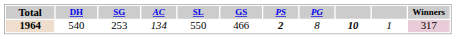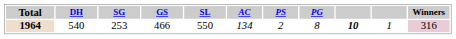columns swapped: (241, 12) <-> (159, 12)
(281, 26) bold -> (281, 26) normal
(429, 26) 317 -> (429, 26) 316
